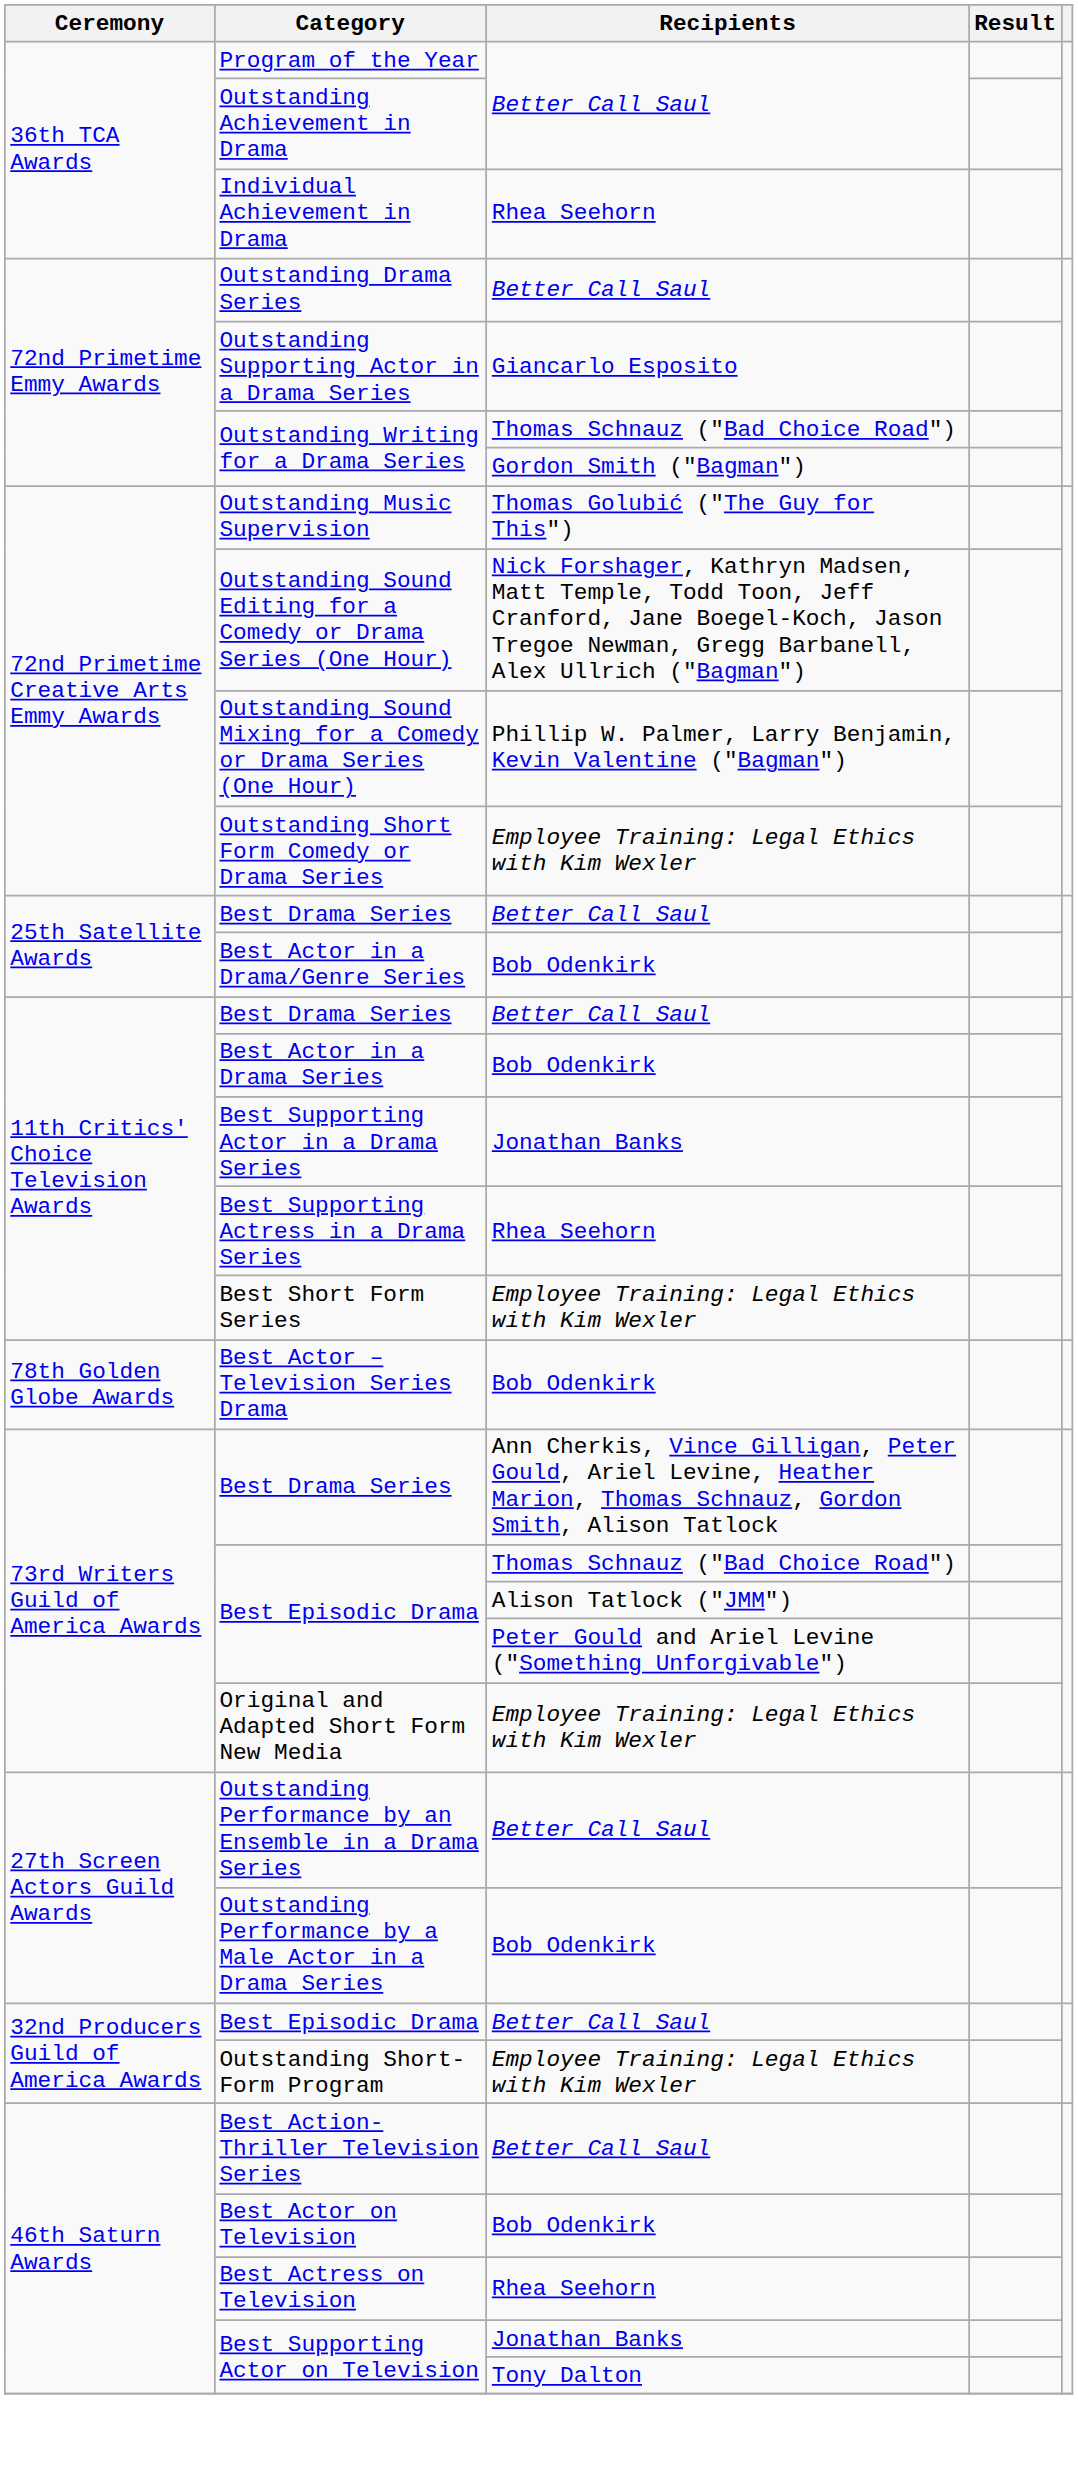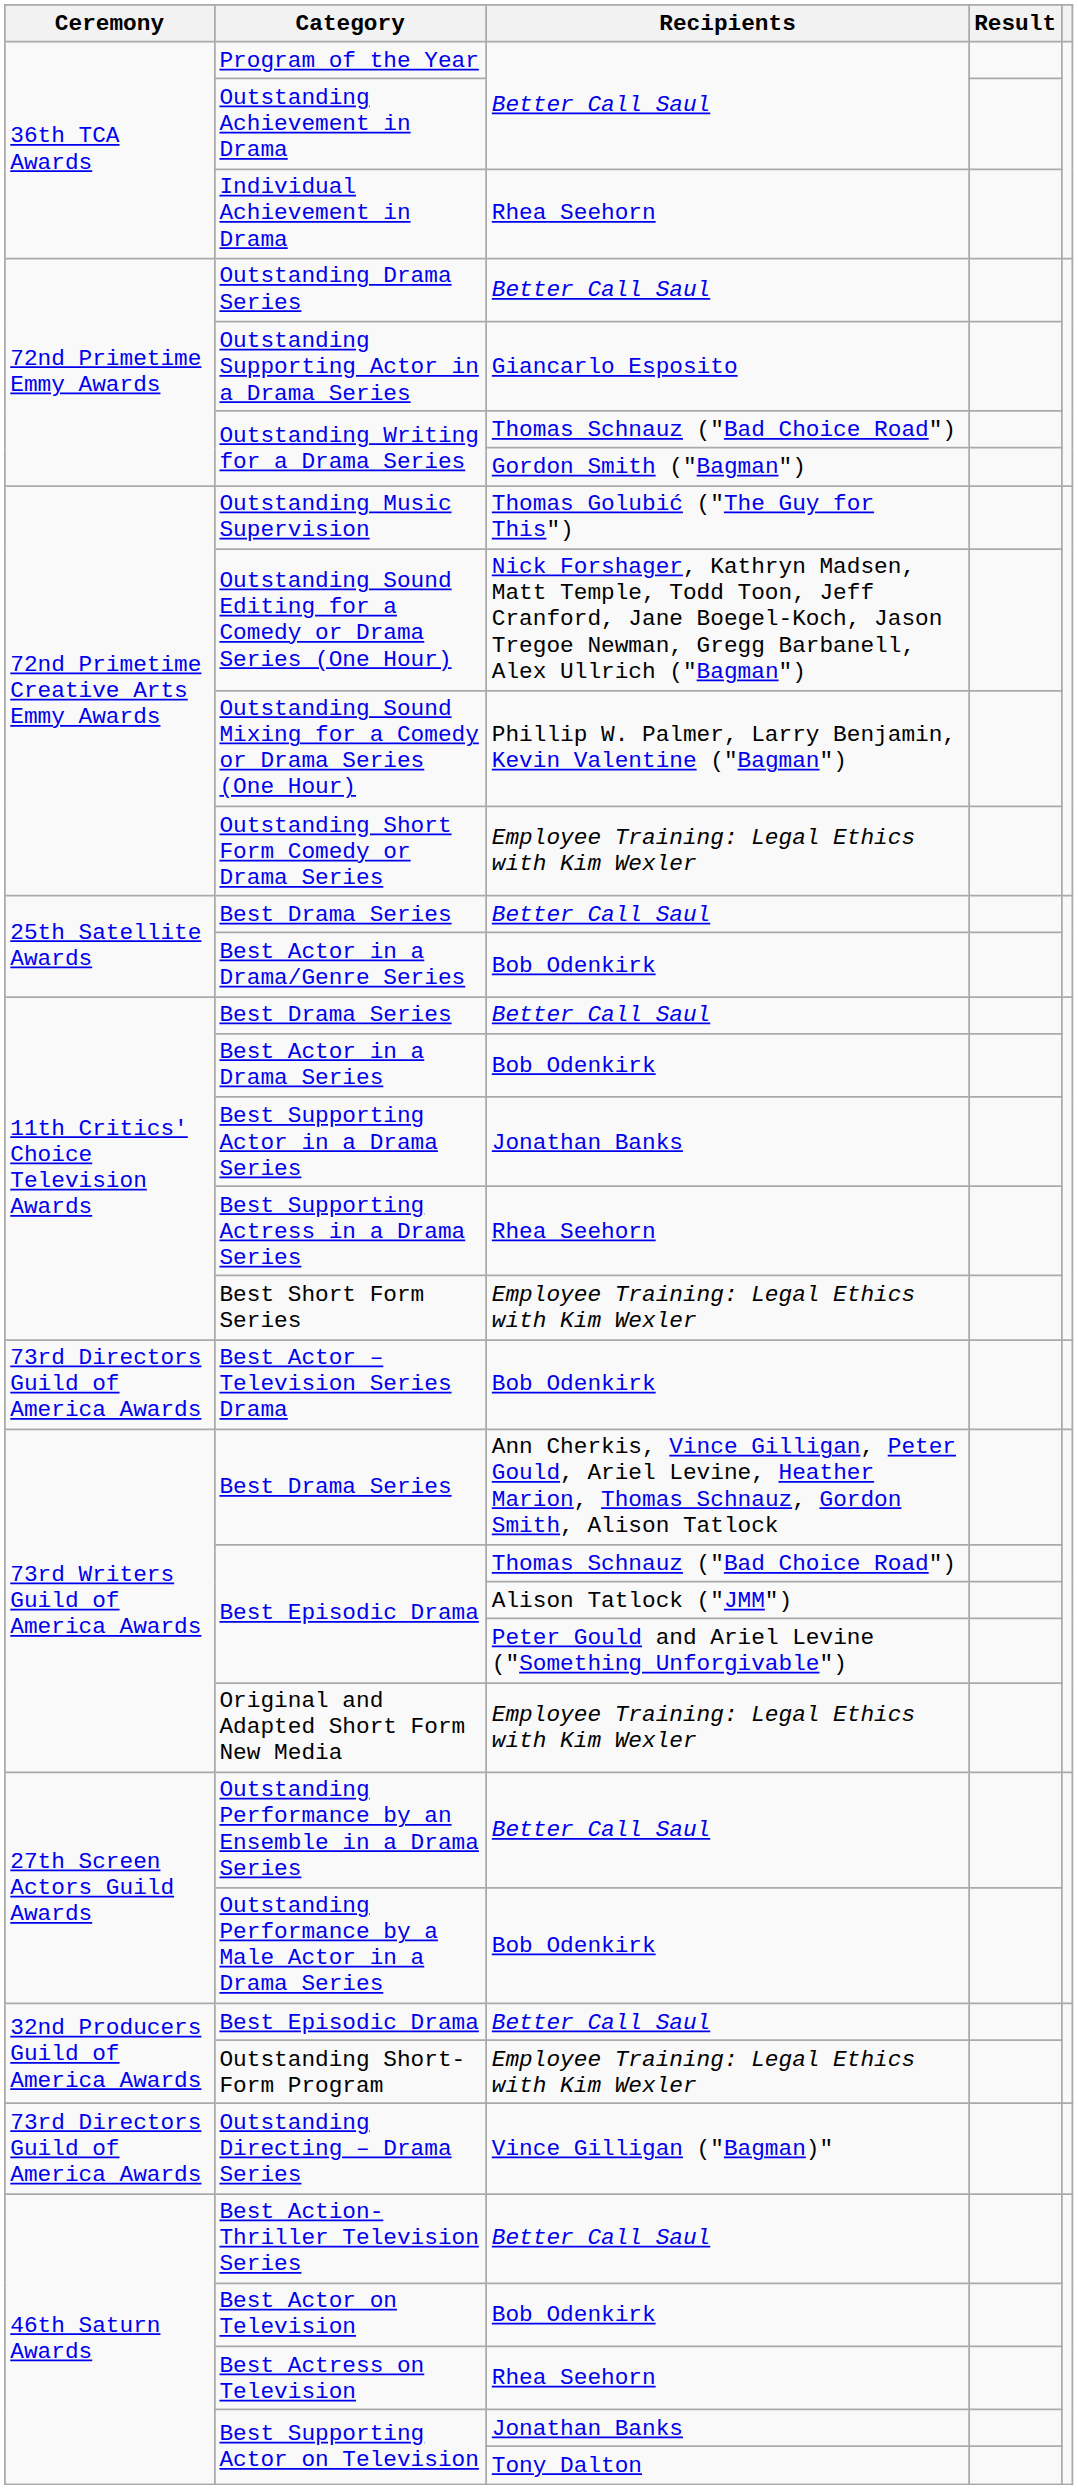(92, 1384) 78th Golden Globe Awards -> (106, 1384) 73rd Directors Guild of America Awards
+ row: (336, 2149)
